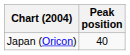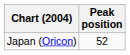(102, 41) 40 -> (102, 41) 52
